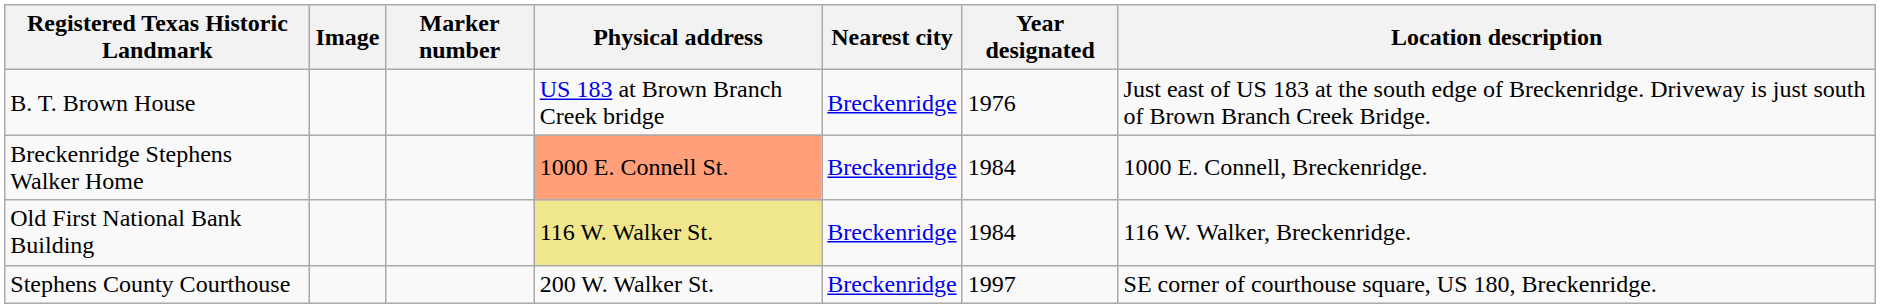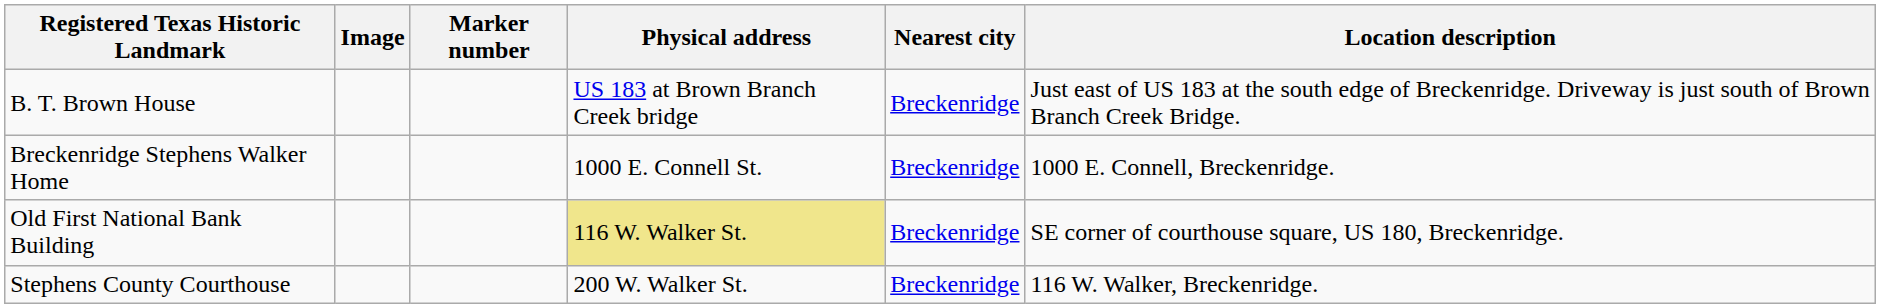- column: (1040, 37)
(634, 167) lightsalmon background -> (668, 167) no background
(1267, 232) 116 W. Walker, Breckenridge. -> (1297, 232) SE corner of courthouse square, US 180, Breckenridge.
(1390, 283) SE corner of courthouse square, US 180, Breckenridge. -> (1174, 283) 116 W. Walker, Breckenridge.
